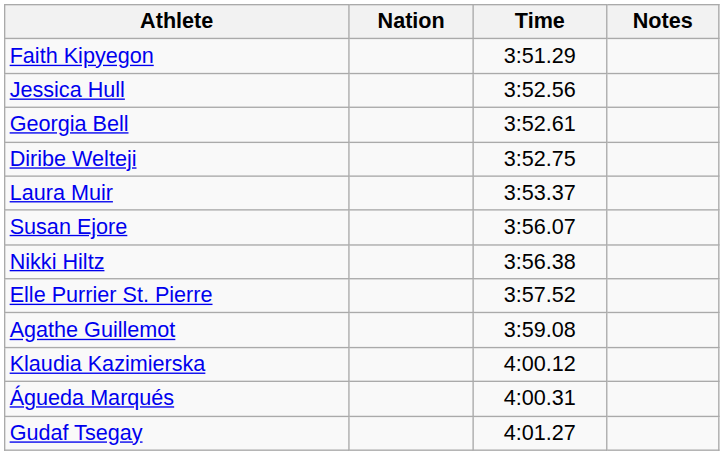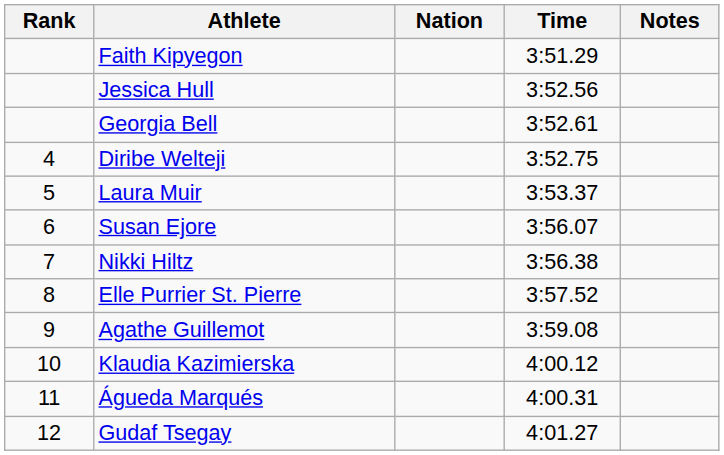+ column: (49, 21)
